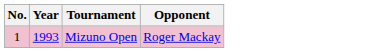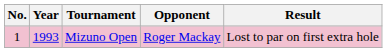+ column: (303, 15)
